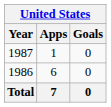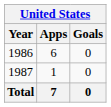rows swapped: (21, 72) <-> (21, 53)
